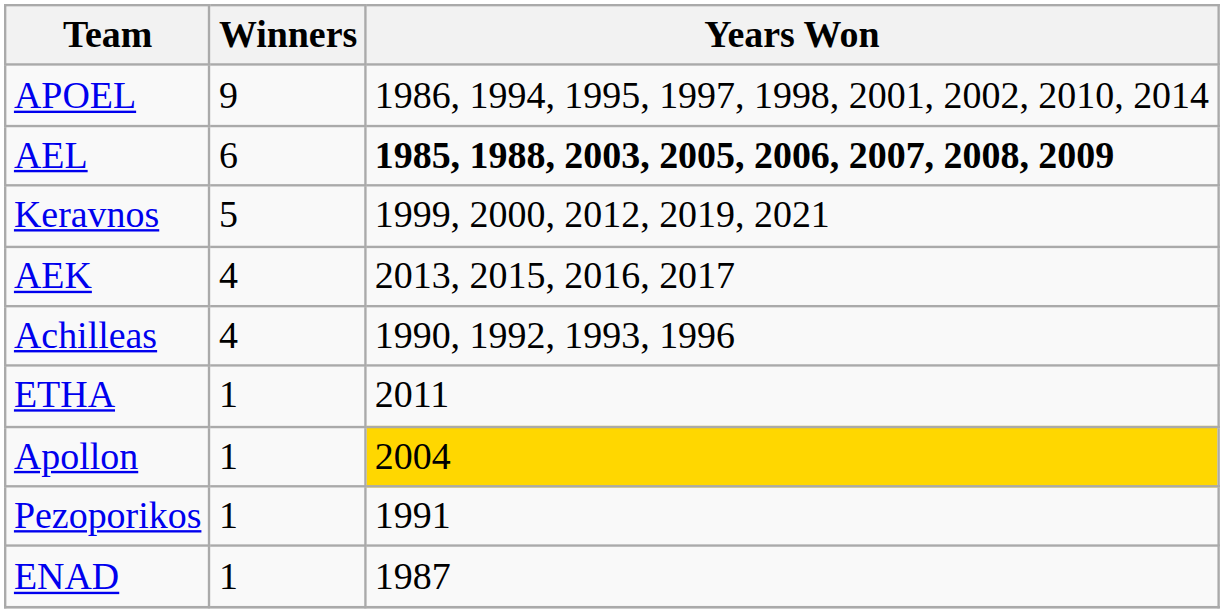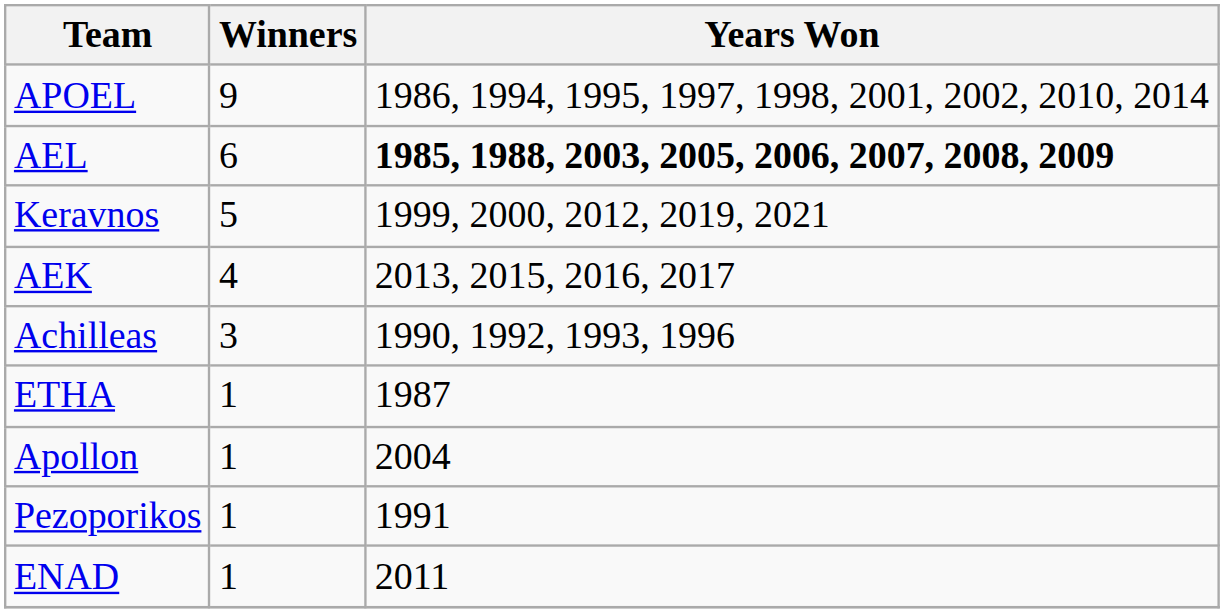(228, 335) 4 -> (228, 335) 3
(412, 395) 2011 -> (413, 395) 1987
(413, 455) gold background -> (413, 455) no background
(413, 575) 1987 -> (412, 575) 2011
